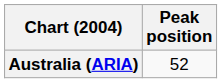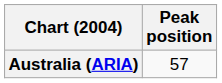(179, 63) 52 -> (179, 63) 57
